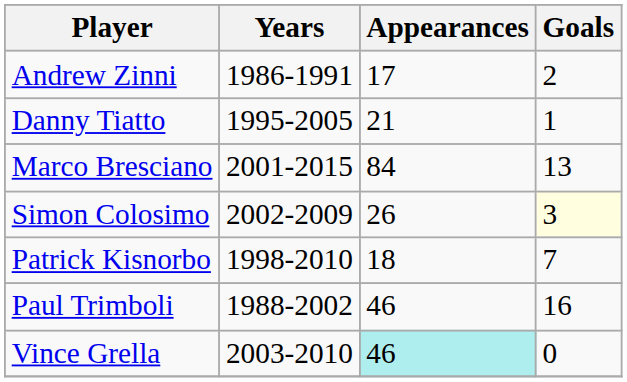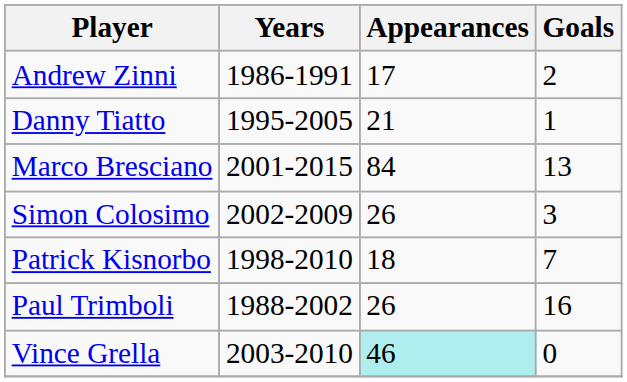(550, 213) lightyellow background -> (550, 213) no background
(381, 306) 46 -> (381, 306) 26
